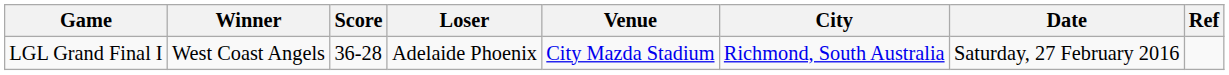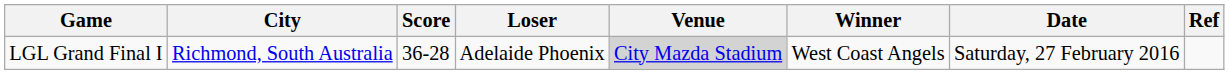columns swapped: (248, 20) <-> (834, 20)
(630, 52) no background -> (698, 52) lightgrey background
